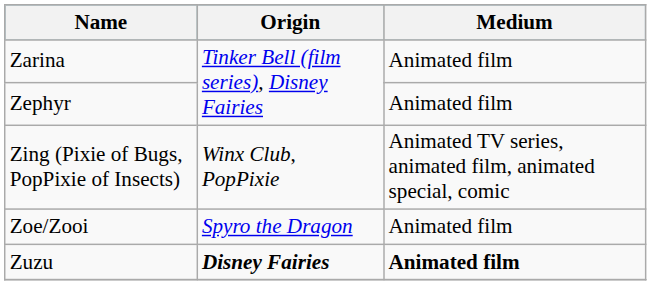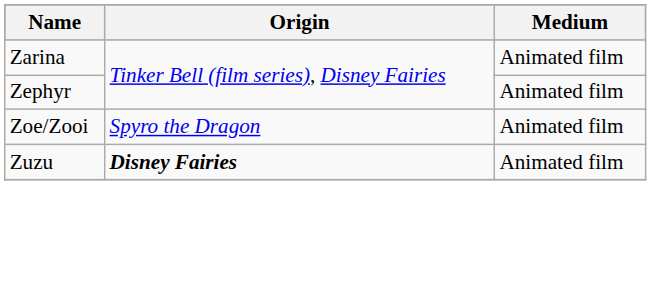- row: (96, 167)
(454, 261) bold -> (561, 161) normal
